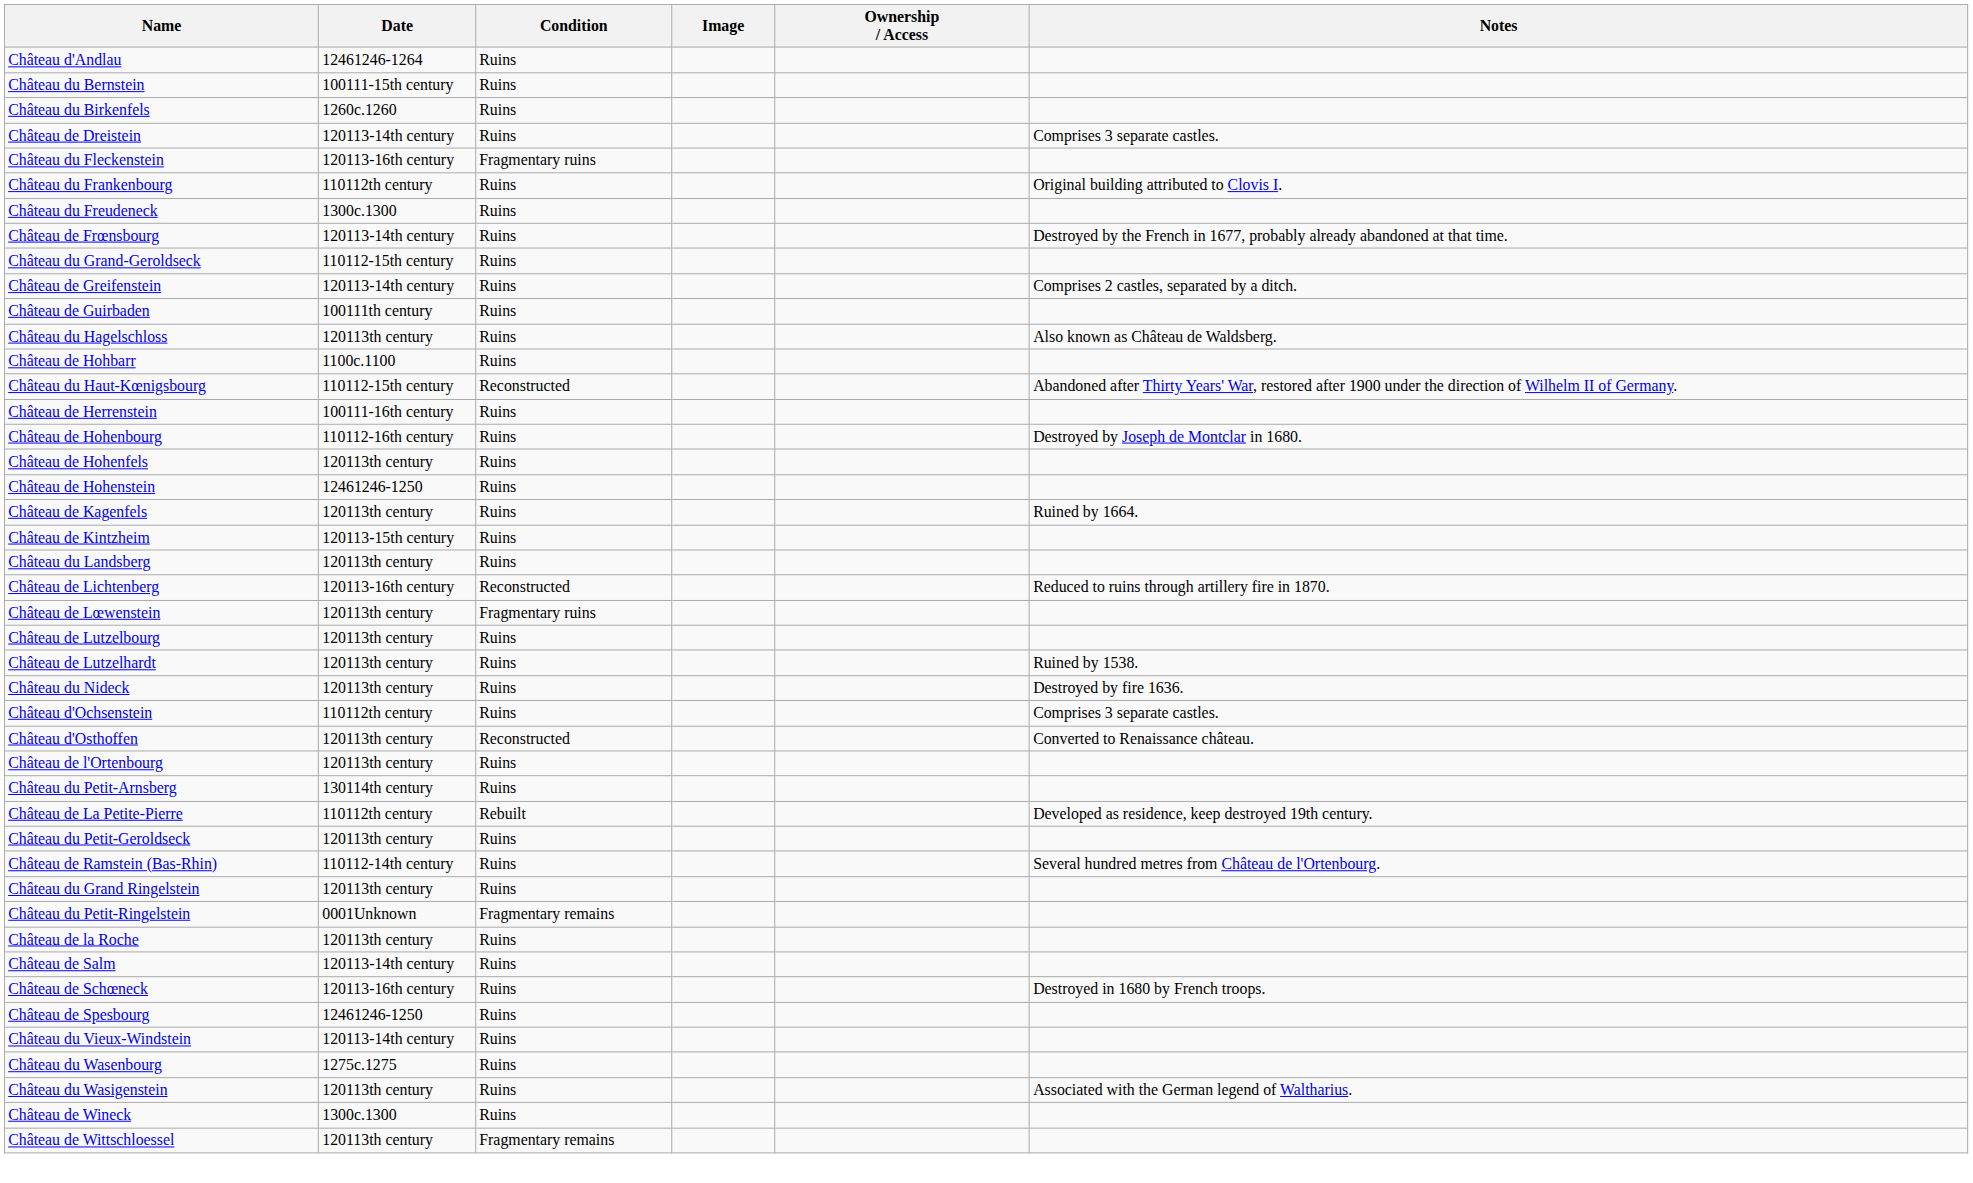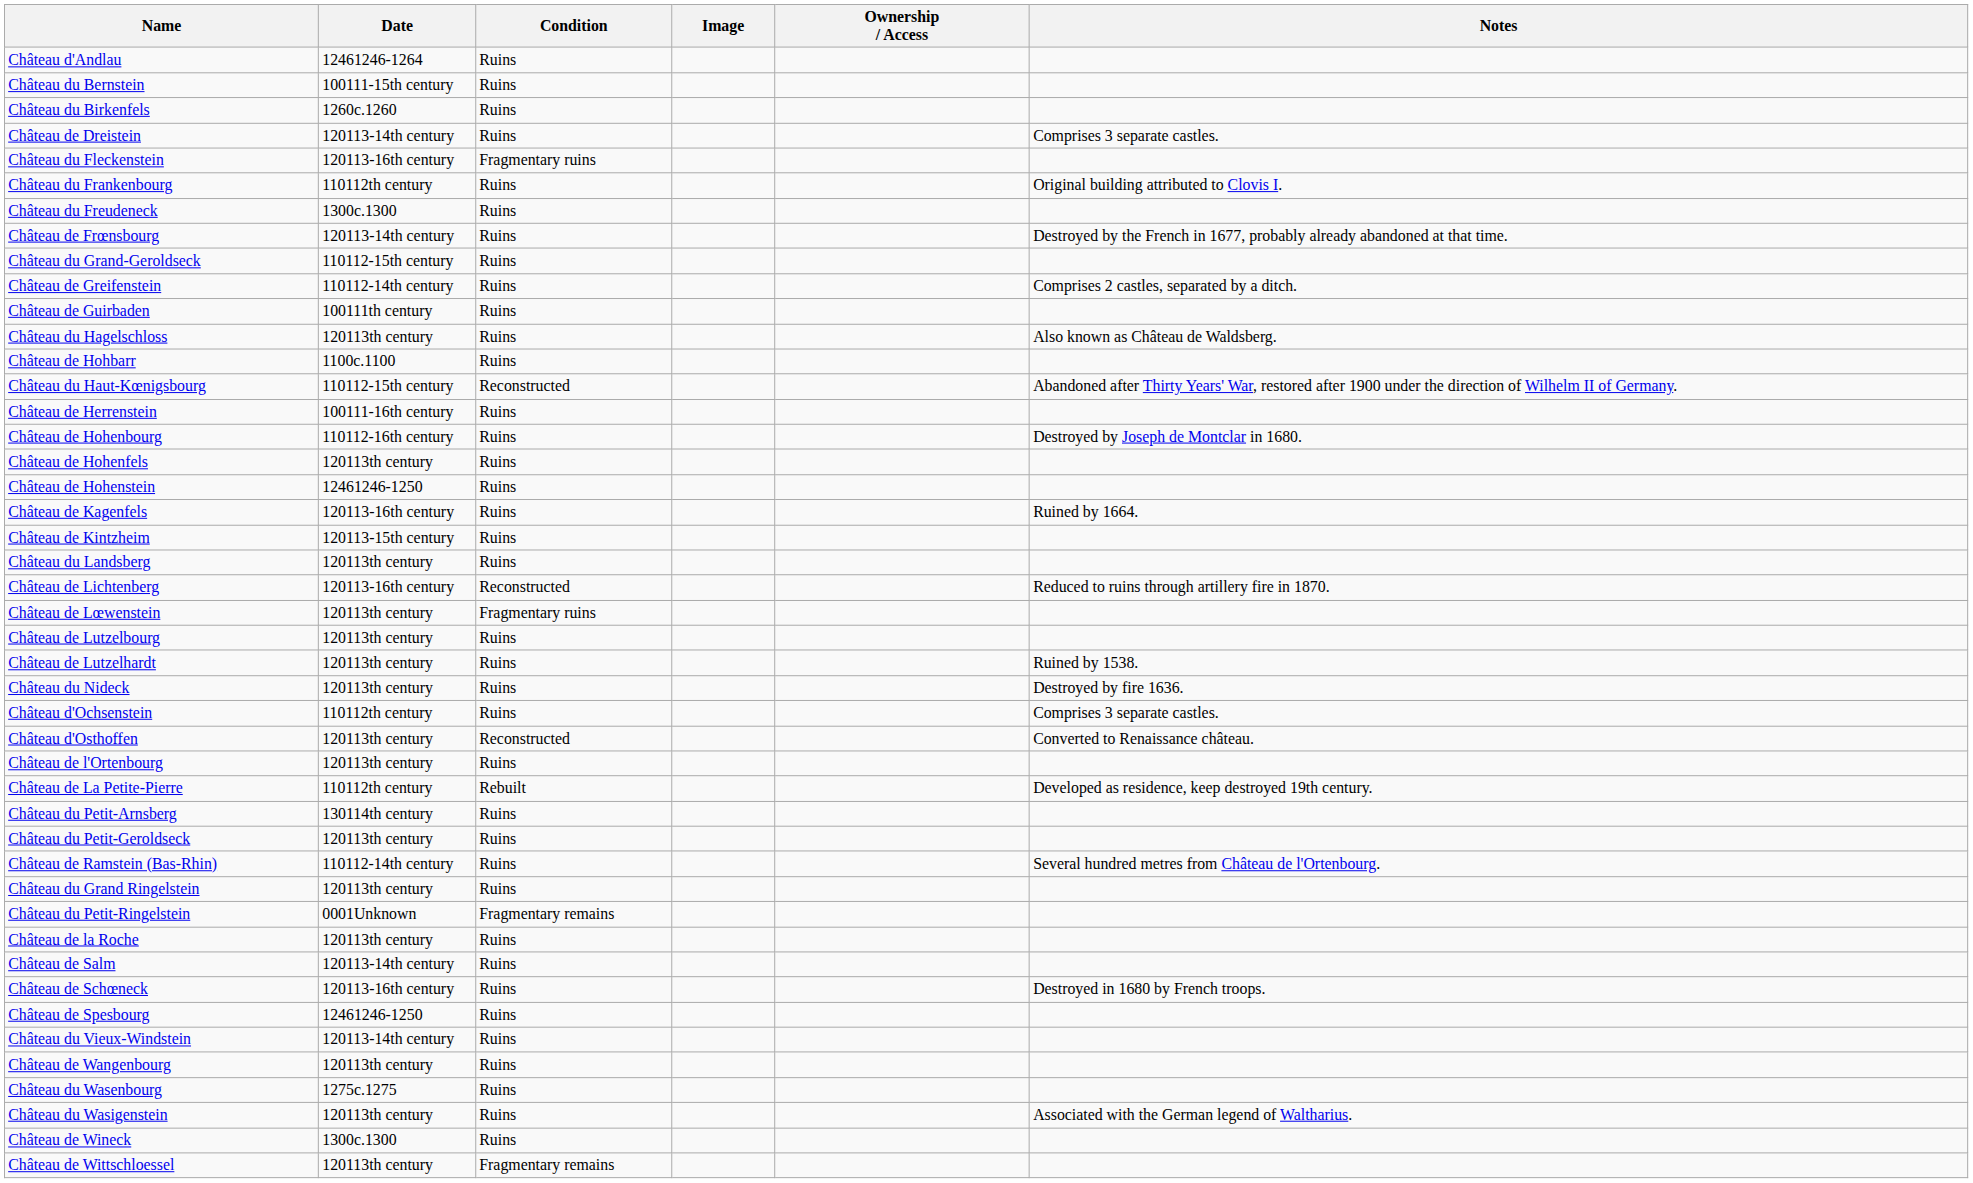(388, 286) 120113-14th century -> (388, 286) 110112-14th century
(378, 512) 120113th century -> (388, 512) 120113-16th century
rows swapped: (92, 788) <-> (95, 813)
+ row: (89, 1064)
